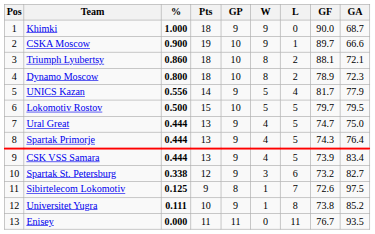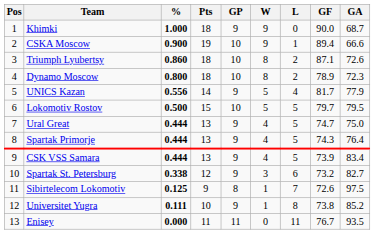(325, 44) 89.7 -> (325, 44) 89.4
(325, 60) 88.1 -> (325, 60) 87.1
(355, 60) 72.1 -> (355, 60) 72.6
